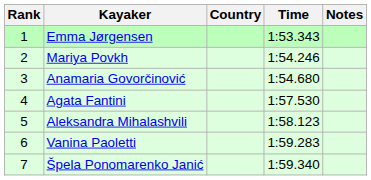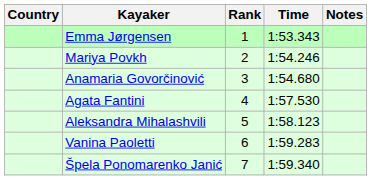columns swapped: (24, 15) <-> (235, 15)
